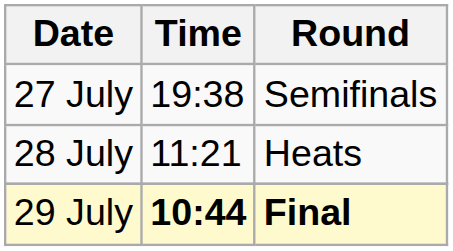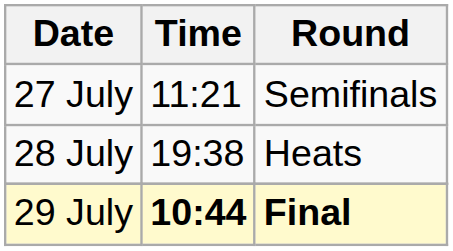(197, 93) 19:38 -> (196, 93) 11:21
(196, 153) 11:21 -> (197, 153) 19:38
